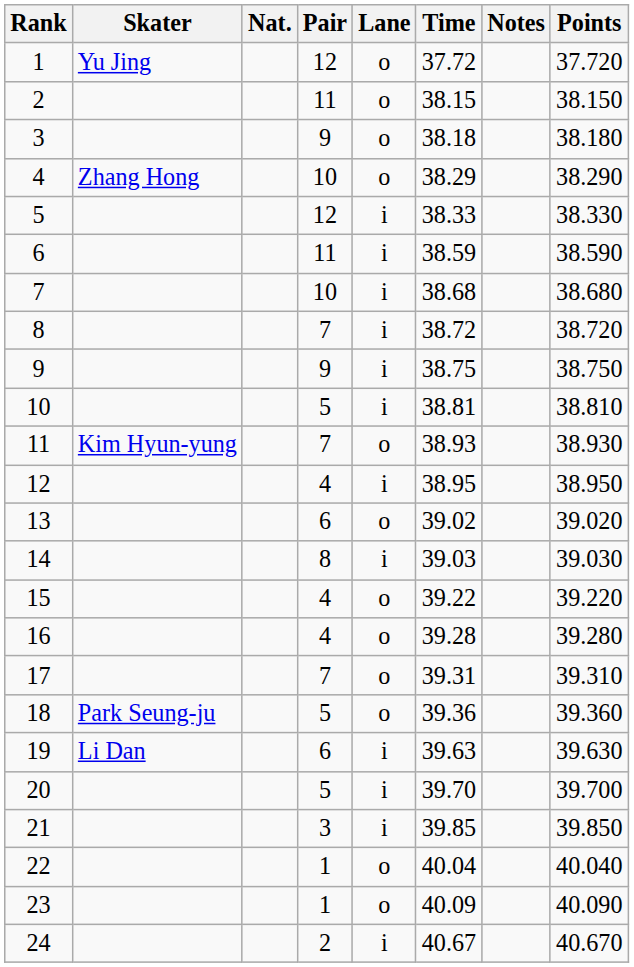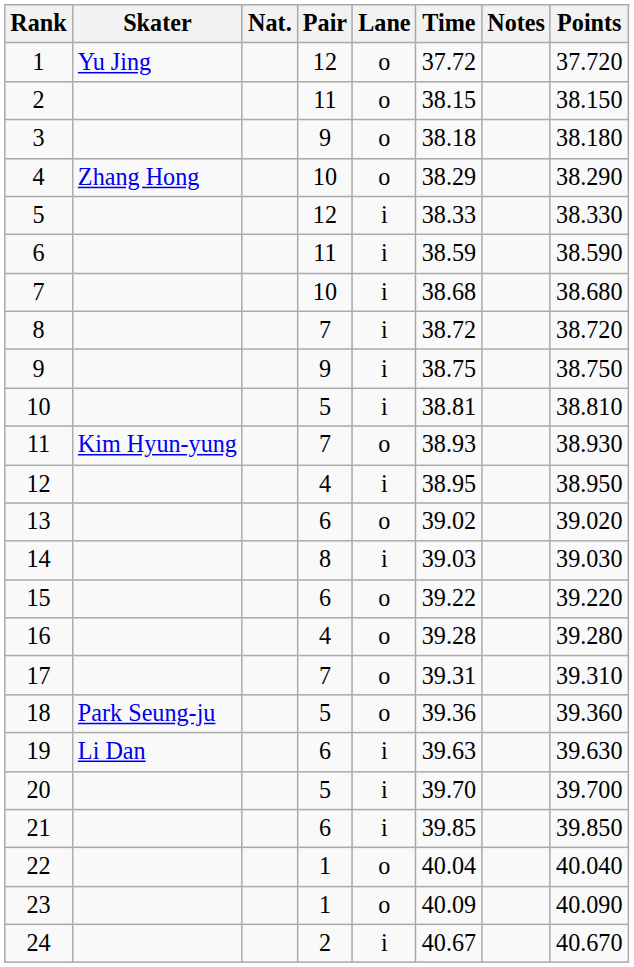(325, 598) 4 -> (325, 598) 6
(325, 828) 3 -> (325, 828) 6
